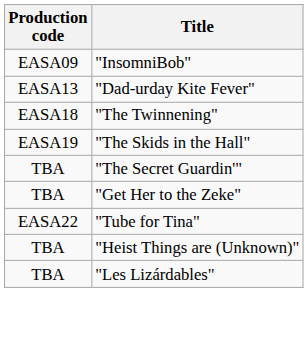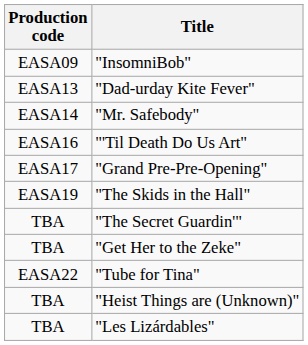+ row: (147, 115)
+ row: (171, 141)
+ row: (181, 168)
- row: (157, 115)
